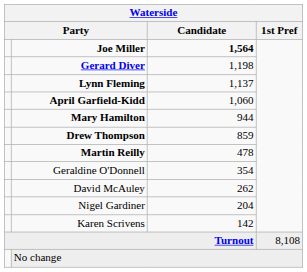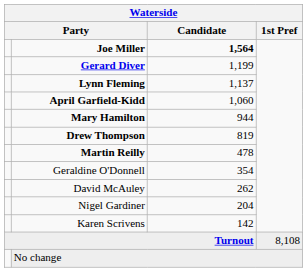(241, 65) 1,198 -> (241, 65) 1,199
(245, 135) 859 -> (245, 135) 819
